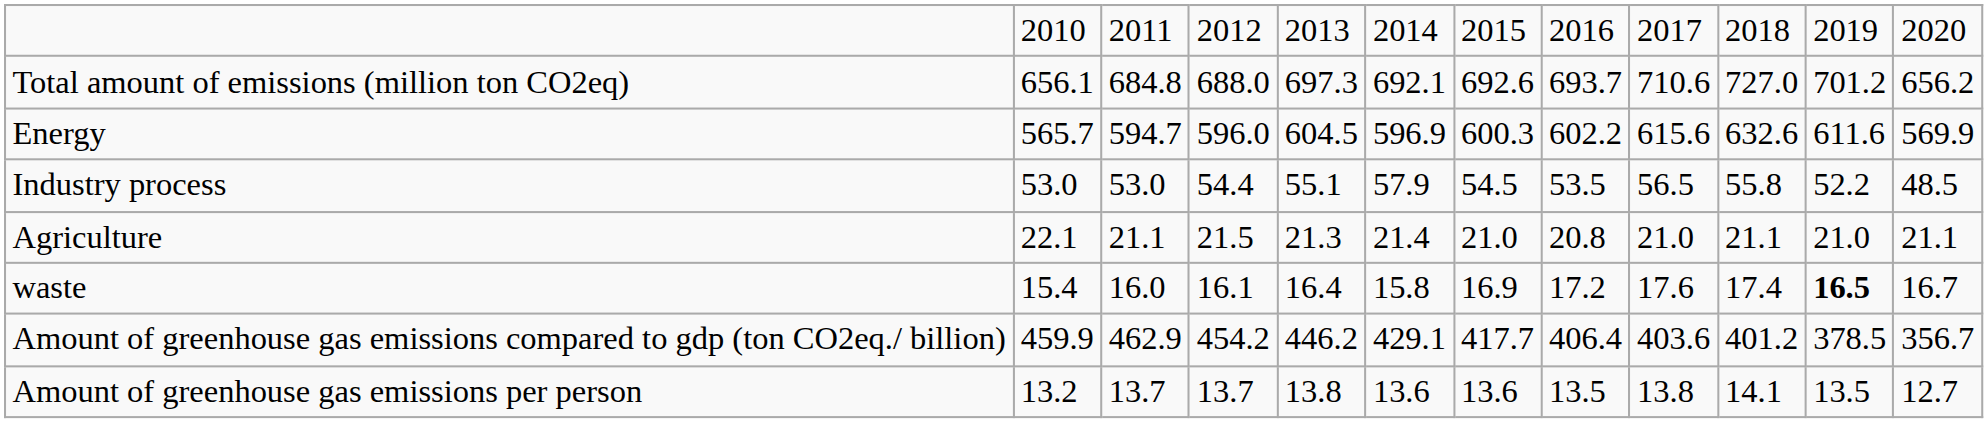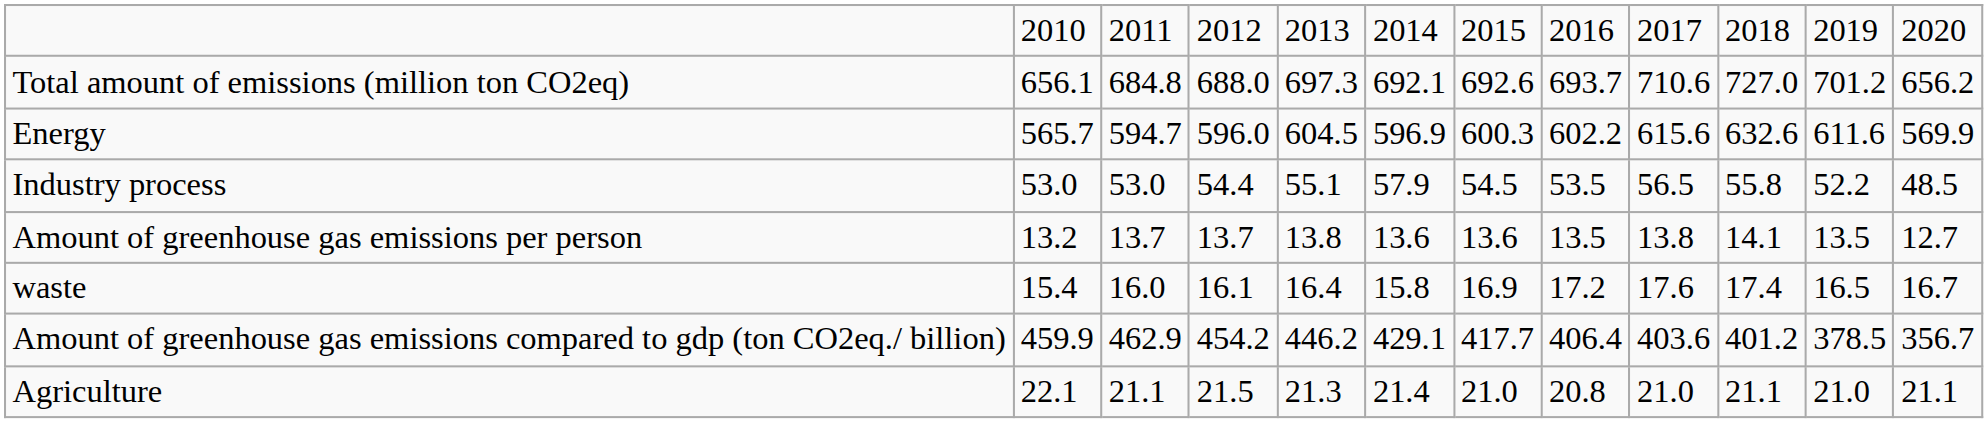rows swapped: (87, 236) <-> (327, 390)
(1842, 287) bold -> (1842, 287) normal
